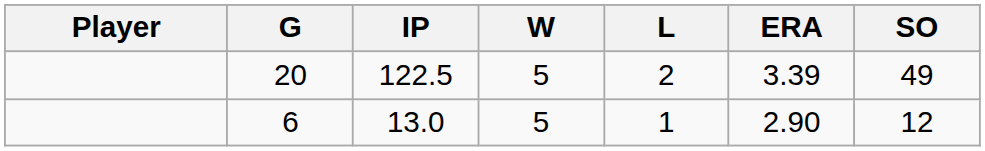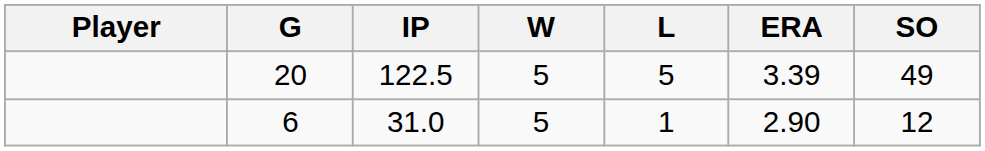(666, 74) 2 -> (666, 74) 5
(416, 121) 13.0 -> (416, 121) 31.0
